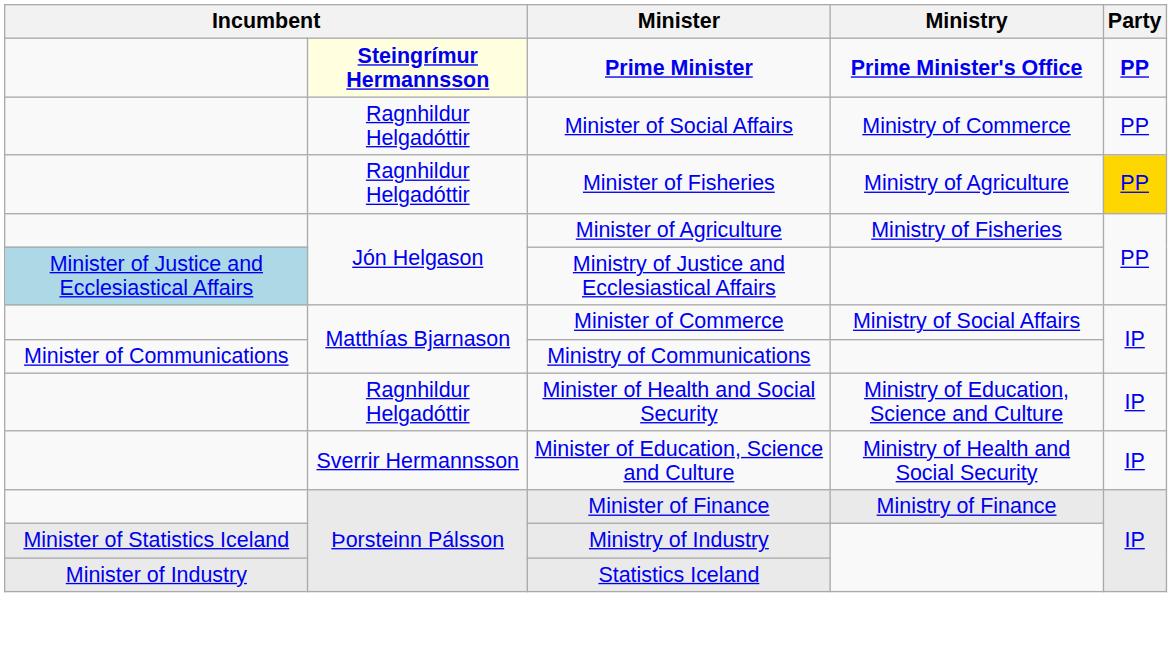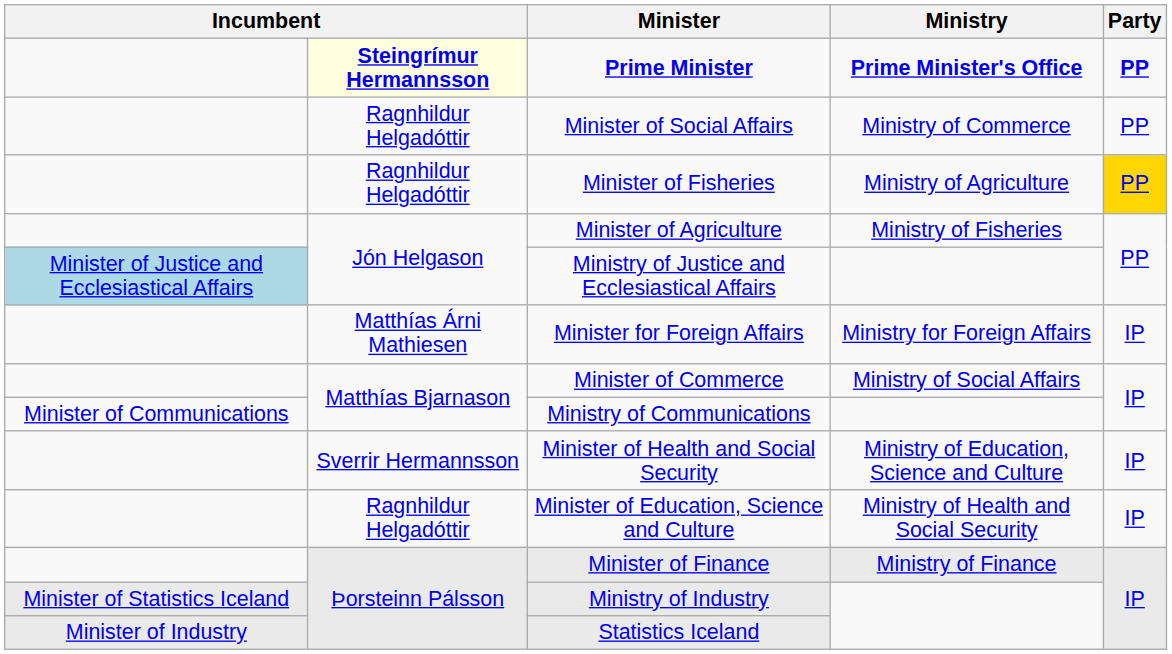+ row: (679, 334)
(418, 402) Ragnhildur Helgadóttir -> (418, 460) Sverrir Hermannsson
(418, 460) Sverrir Hermannsson -> (418, 518) Ragnhildur Helgadóttir
